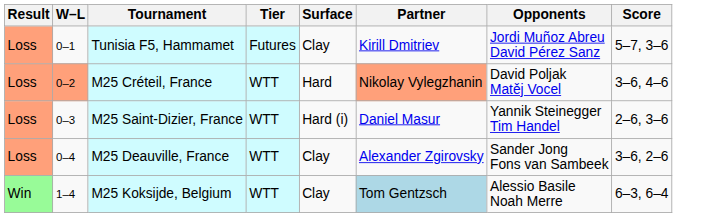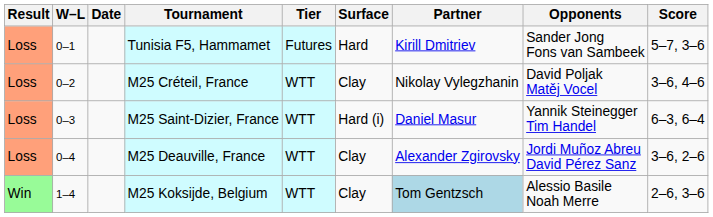+ column: (106, 15)
(316, 44) Clay -> (353, 44) Hard
(547, 44) Jordi Muñoz Abreu David Pérez Sanz -> (585, 44) Sander Jong Fons van Sambeek
(66, 83) lightsalmon background -> (66, 83) no background
(317, 82) Hard -> (352, 82) Clay
(421, 82) lightsalmon background -> (457, 82) no background
(642, 119) 2–6, 3–6 -> (678, 119) 6–3, 6–4
(549, 156) Sander Jong Fons van Sambeek -> (584, 156) Jordi Muñoz Abreu David Pérez Sanz
(642, 194) 6–3, 6–4 -> (678, 194) 2–6, 3–6
